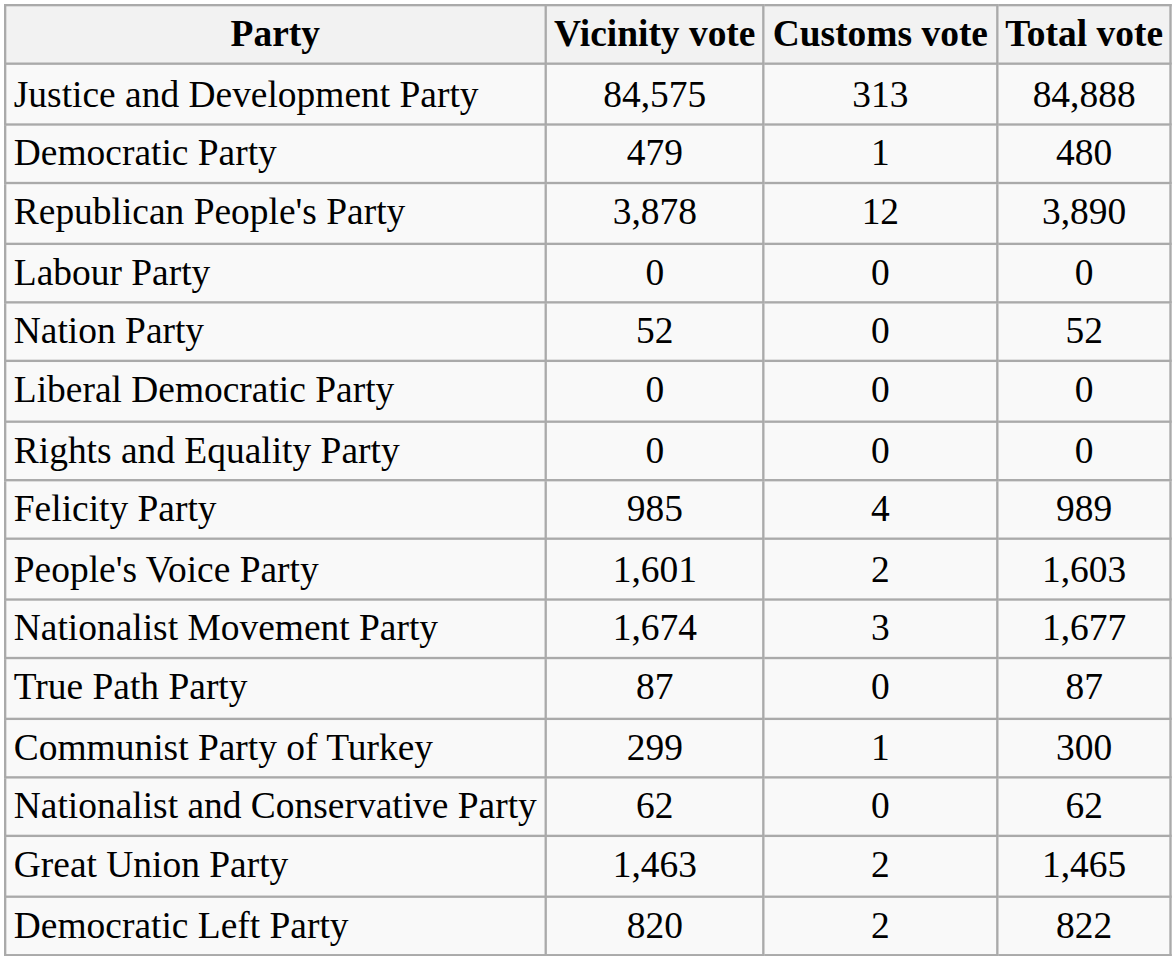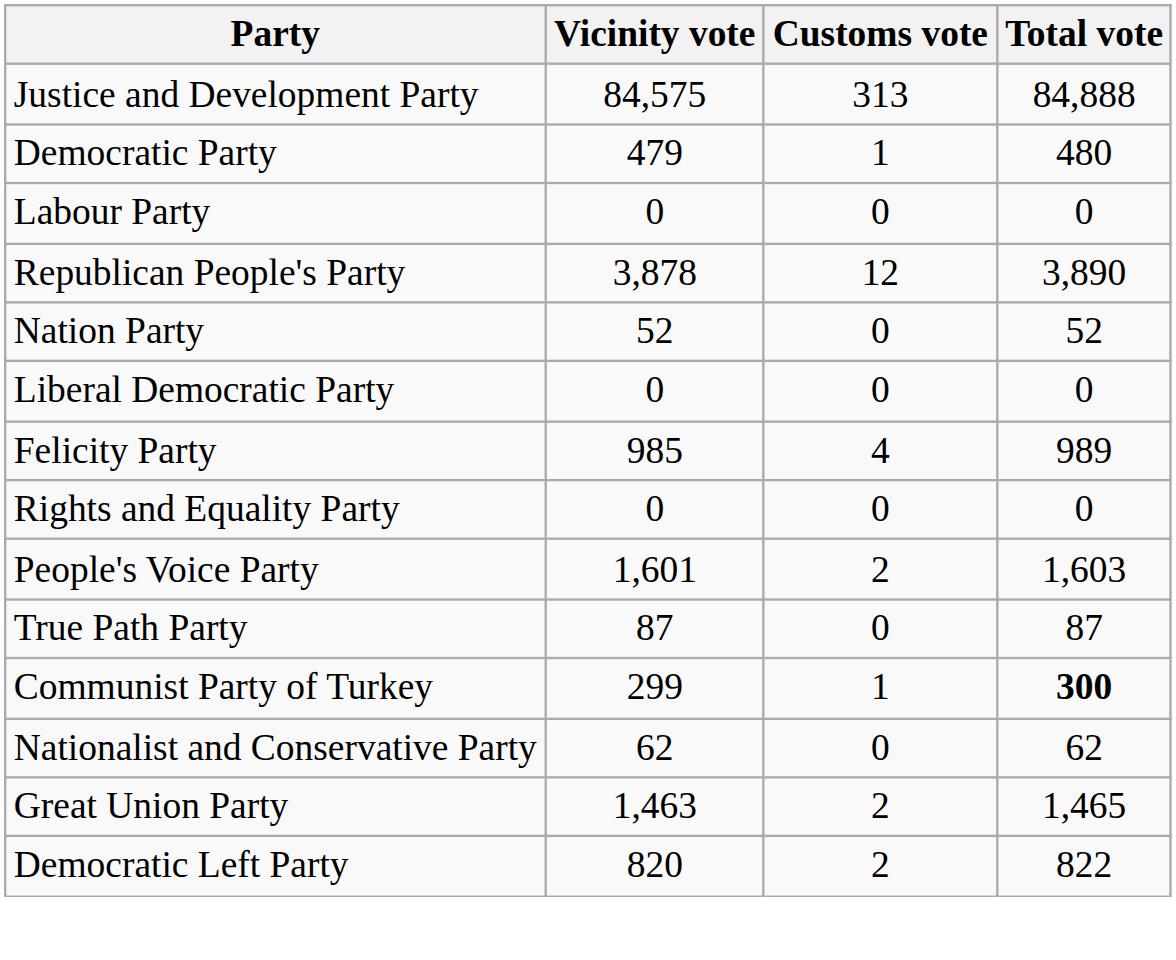rows swapped: (210, 212) <-> (112, 271)
rows swapped: (115, 509) <-> (207, 449)
- row: (226, 627)
(1084, 746) normal -> (1084, 687) bold
